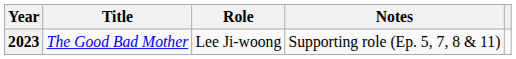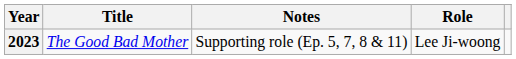columns swapped: (238, 16) <-> (394, 16)
